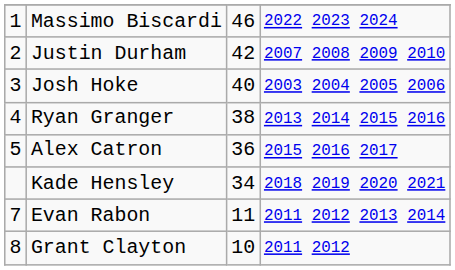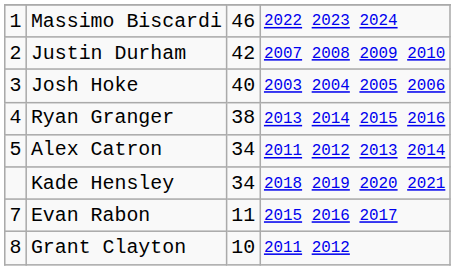(243, 151) 36 -> (243, 151) 34
(331, 151) 2015 2016 2017 -> (355, 151) 2011 2012 2013 2014
(355, 215) 2011 2012 2013 2014 -> (331, 215) 2015 2016 2017
